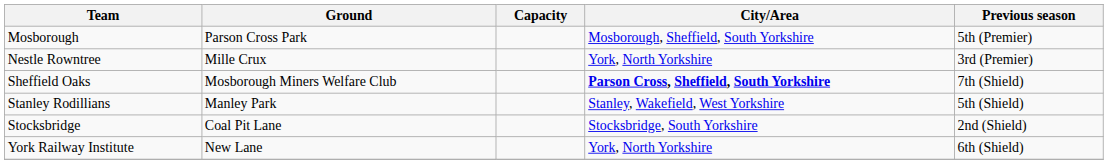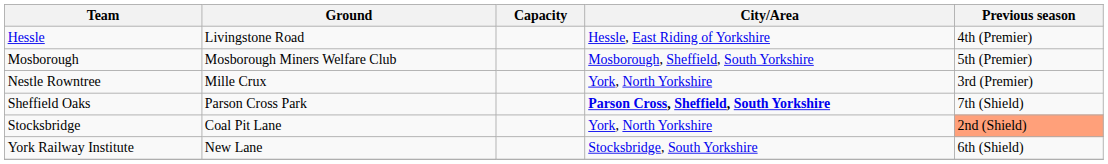+ row: (26, 37)
(256, 37) Parson Cross Park -> (301, 59) Mosborough Miners Welfare Club
(301, 81) Mosborough Miners Welfare Club -> (256, 103) Parson Cross Park
- row: (59, 103)
(673, 125) Stocksbridge, South Yorkshire -> (650, 125) York, North Yorkshire
(992, 125) no background -> (992, 125) lightsalmon background
(650, 147) York, North Yorkshire -> (673, 147) Stocksbridge, South Yorkshire
